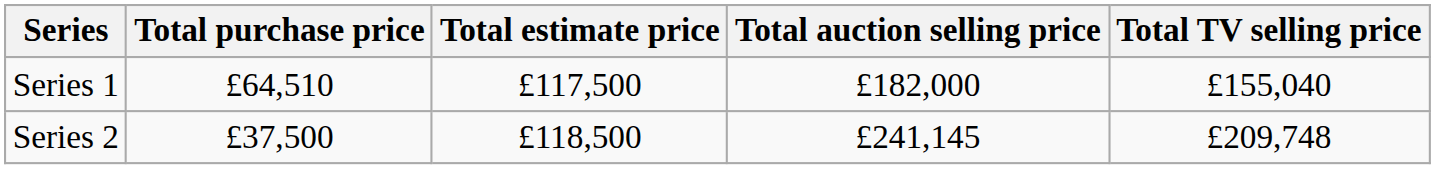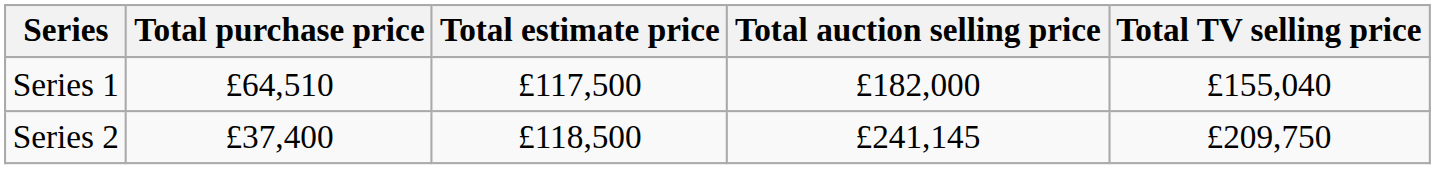(280, 136) £37,500 -> (280, 136) £37,400
(1269, 136) £209,748 -> (1269, 136) £209,750
